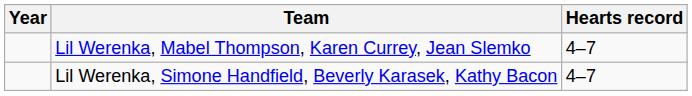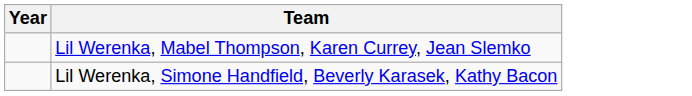- column: (625, 18)
